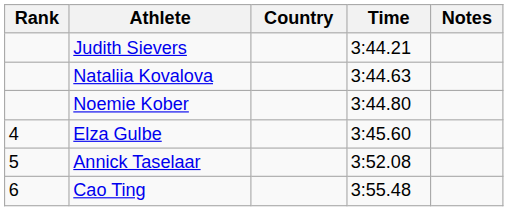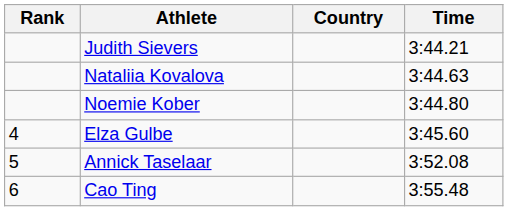- column: (467, 18)
